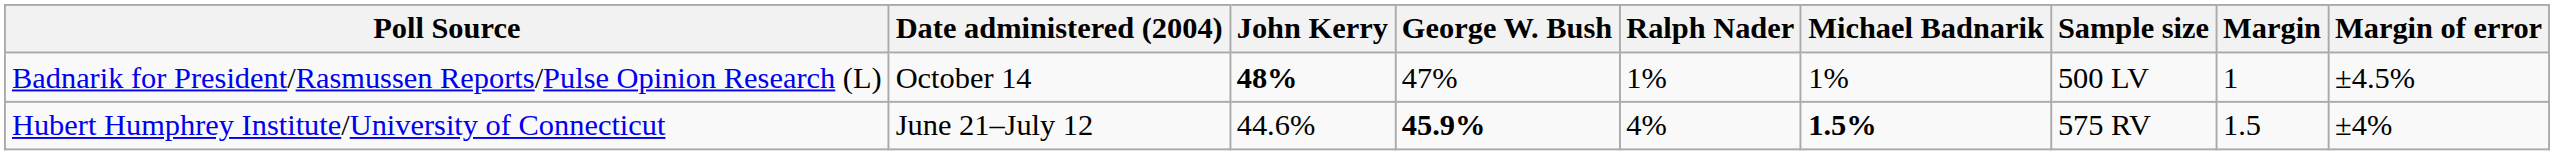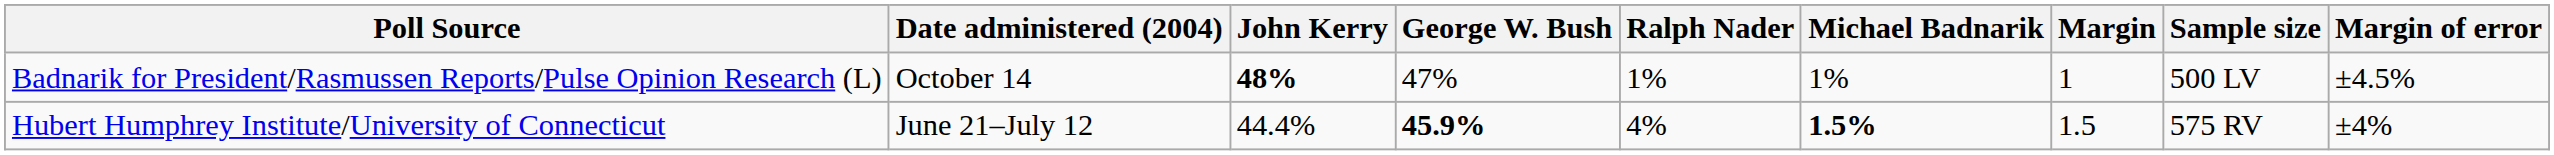columns swapped: (2272, 28) <-> (2133, 28)
(1276, 125) 44.6% -> (1276, 125) 44.4%
